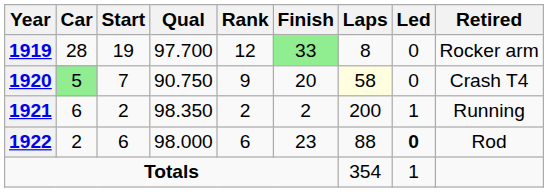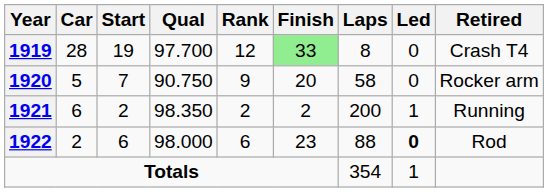(489, 50) Rocker arm -> (489, 50) Crash T4
(77, 80) lightgreen background -> (77, 80) no background
(365, 80) lightyellow background -> (365, 80) no background
(489, 80) Crash T4 -> (489, 80) Rocker arm
